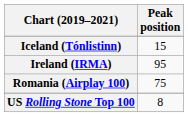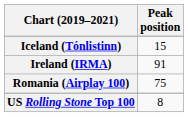(160, 64) 95 -> (160, 64) 91
